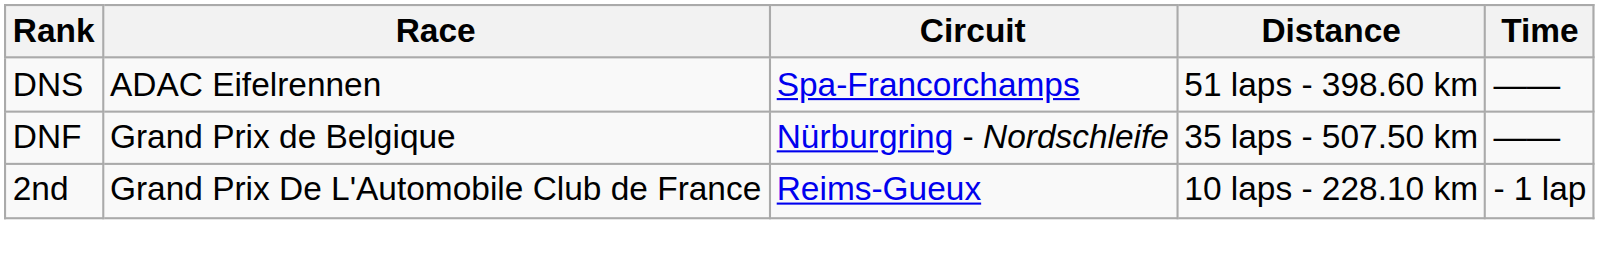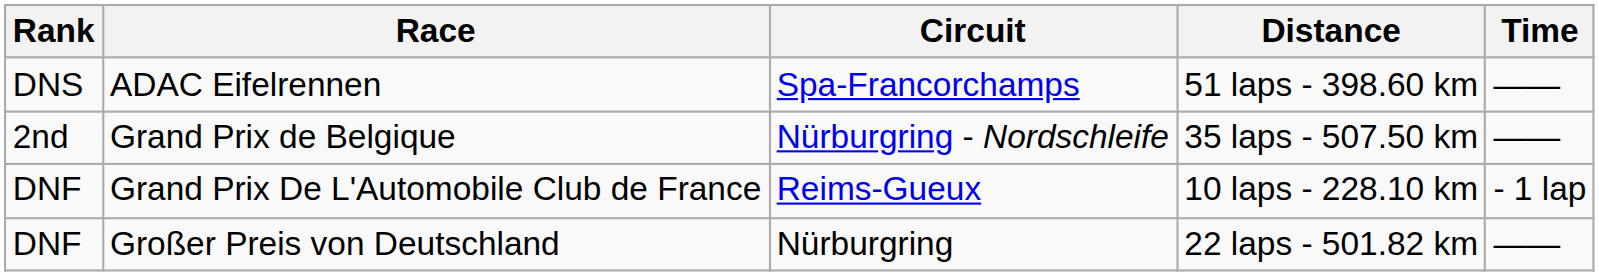(47, 137) DNF -> (41, 137) 2nd
(41, 190) 2nd -> (47, 190) DNF
+ row: (335, 243)
